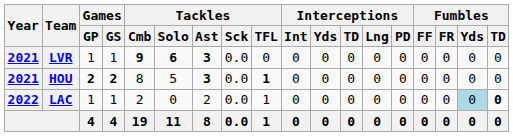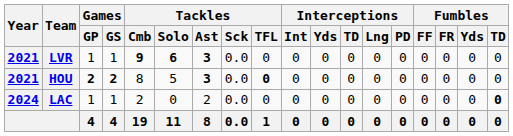(266, 79) 1 -> (266, 79) 0
(23, 100) 2022 -> (23, 100) 2024
(266, 100) 1 -> (266, 100) 0
(472, 100) lightblue background -> (472, 100) no background
